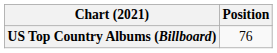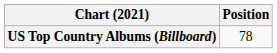(246, 36) 76 -> (246, 36) 78
